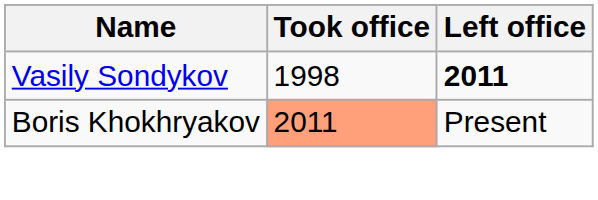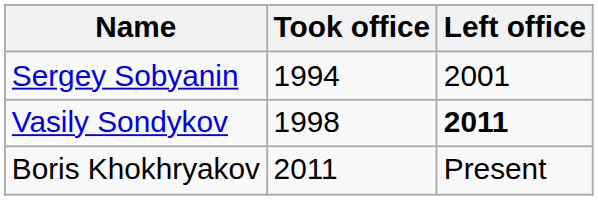+ row: (125, 75)
(306, 122) lightsalmon background -> (306, 169) no background
